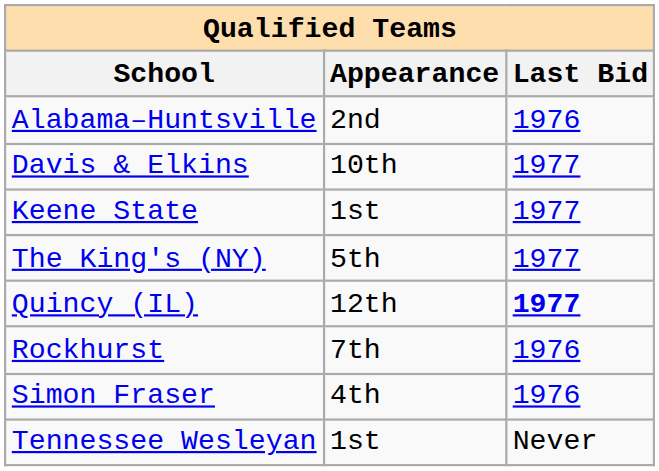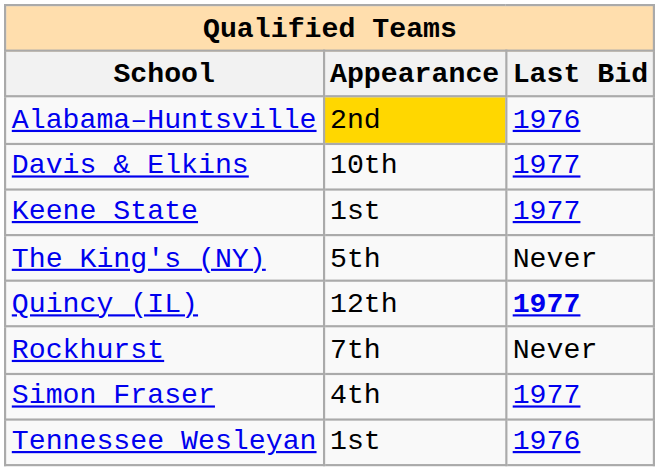(355, 120) no background -> (355, 120) gold background
(547, 258) 1977 -> (555, 258) Never
(547, 350) 1976 -> (555, 350) Never
(547, 396) 1976 -> (547, 396) 1977
(555, 442) Never -> (547, 442) 1976
